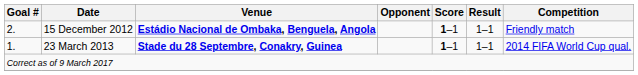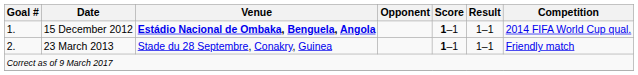(11, 29) 2. -> (11, 29) 1.
(540, 29) Friendly match -> (568, 29) 2014 FIFA World Cup qual.
(11, 46) 1. -> (11, 46) 2.
(240, 46) bold -> (235, 46) normal
(568, 46) 2014 FIFA World Cup qual. -> (540, 46) Friendly match
